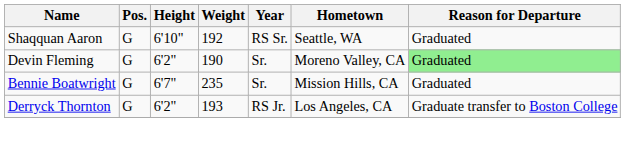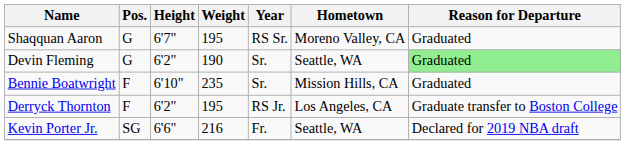(169, 38) 6'10" -> (165, 38) 6'7"
(212, 38) 192 -> (212, 38) 195
(328, 38) Seattle, WA -> (350, 38) Moreno Valley, CA
(350, 60) Moreno Valley, CA -> (328, 60) Seattle, WA
(127, 83) G -> (126, 83) F
(165, 83) 6'7" -> (169, 83) 6'10"
(127, 106) G -> (126, 106) F
(212, 106) 193 -> (212, 106) 195
+ row: (53, 128)
